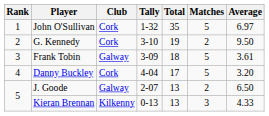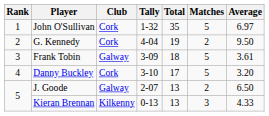(149, 42) 3-10 -> (149, 42) 4-04
(149, 73) 4-04 -> (149, 73) 3-10
